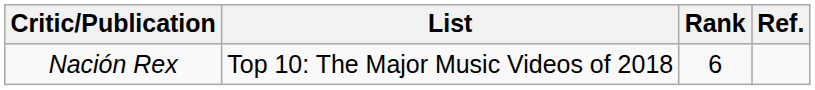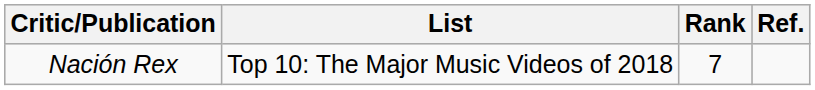(715, 63) 6 -> (715, 63) 7
